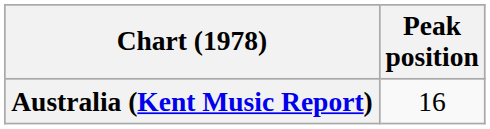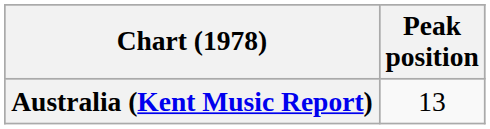(432, 100) 16 -> (432, 100) 13
